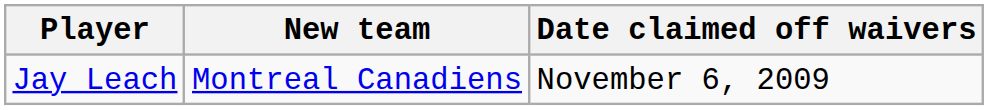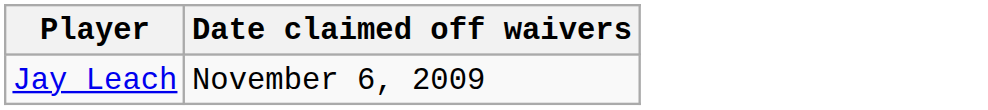- column: (357, 30)
